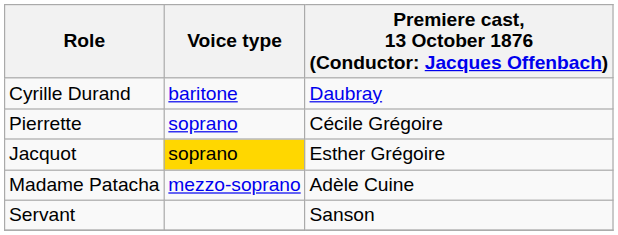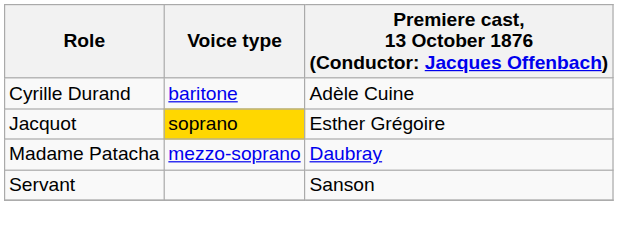(346, 93) Daubray -> (362, 93) Adèle Cuine
- row: (45, 123)
(362, 184) Adèle Cuine -> (346, 154) Daubray
